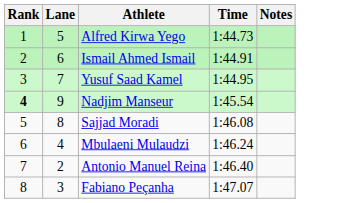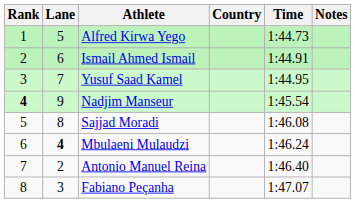+ column: (237, 15)
(60, 144) normal -> (60, 144) bold
